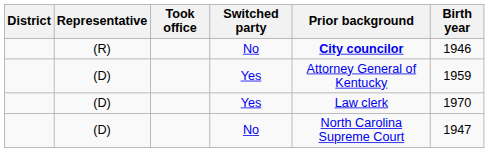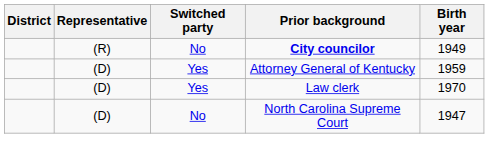- column: (180, 21)
(457, 48) 1946 -> (452, 48) 1949
